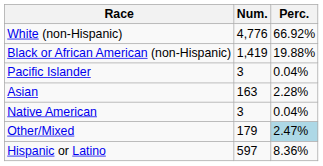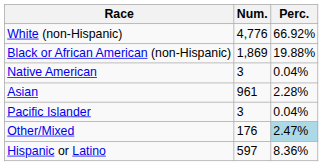(252, 53) 1,419 -> (252, 53) 1,869
rows swapped: (52, 111) <-> (49, 72)
(247, 92) 163 -> (247, 92) 961
(247, 131) 179 -> (247, 131) 176
